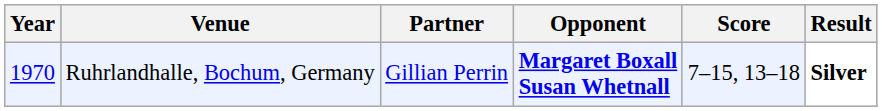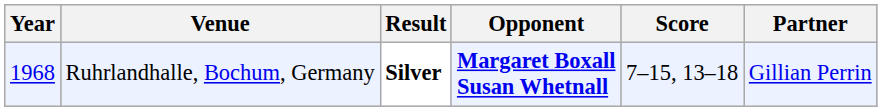columns swapped: (447, 23) <-> (841, 23)
(32, 73) 1970 -> (32, 73) 1968
